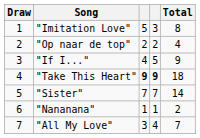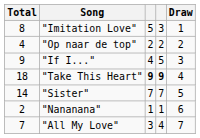columns swapped: (19, 12) <-> (178, 12)
